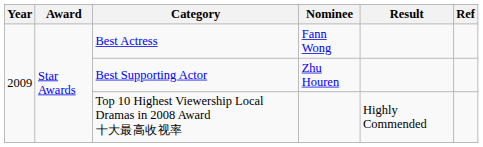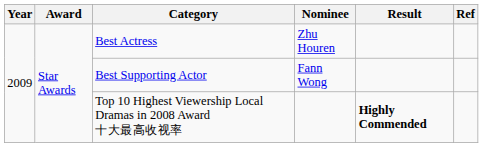(316, 41) Fann Wong -> (316, 41) Zhu Houren
(320, 75) Zhu Houren -> (312, 75) Fann Wong
(395, 117) normal -> (393, 117) bold
